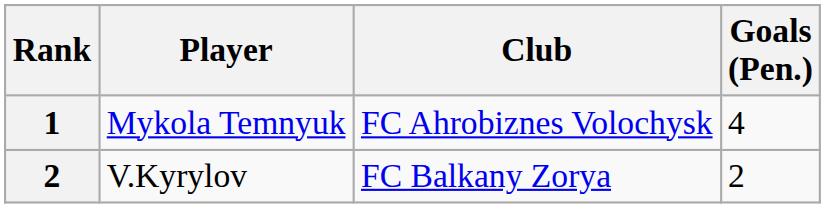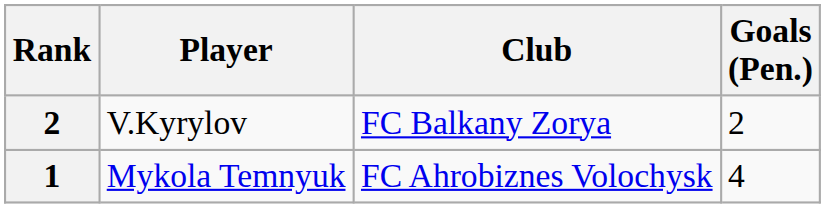rows swapped: (226, 122) <-> (177, 175)
